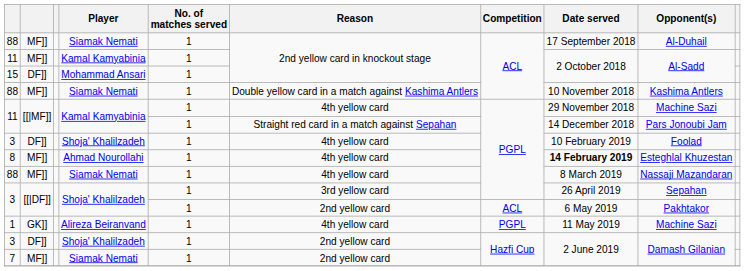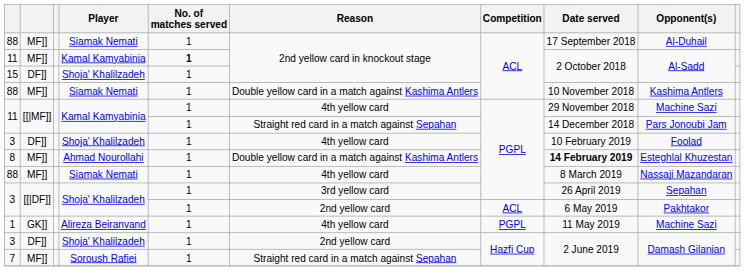(189, 58) normal -> (189, 58) bold
(103, 74) Mohammad Ansari -> (103, 74) Shoja' Khalilzadeh
(355, 158) 4th yellow card -> (355, 158) Double yellow card in a match against Kashima Antlers
(103, 258) Siamak Nemati -> (103, 258) Soroush Rafiei
(355, 258) 2nd yellow card -> (355, 258) Straight red card in a match against Sepahan
